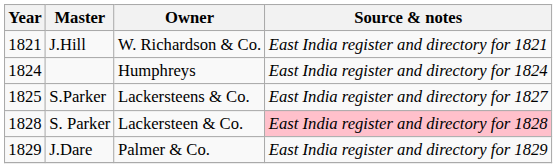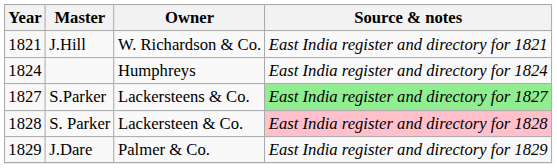(25, 96) 1825 -> (25, 96) 1827
(408, 96) no background -> (408, 96) lightgreen background
